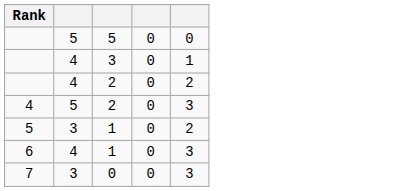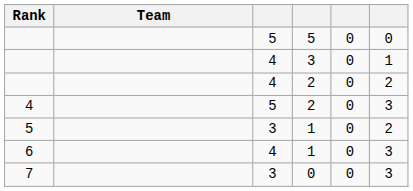+ column: (154, 16)
